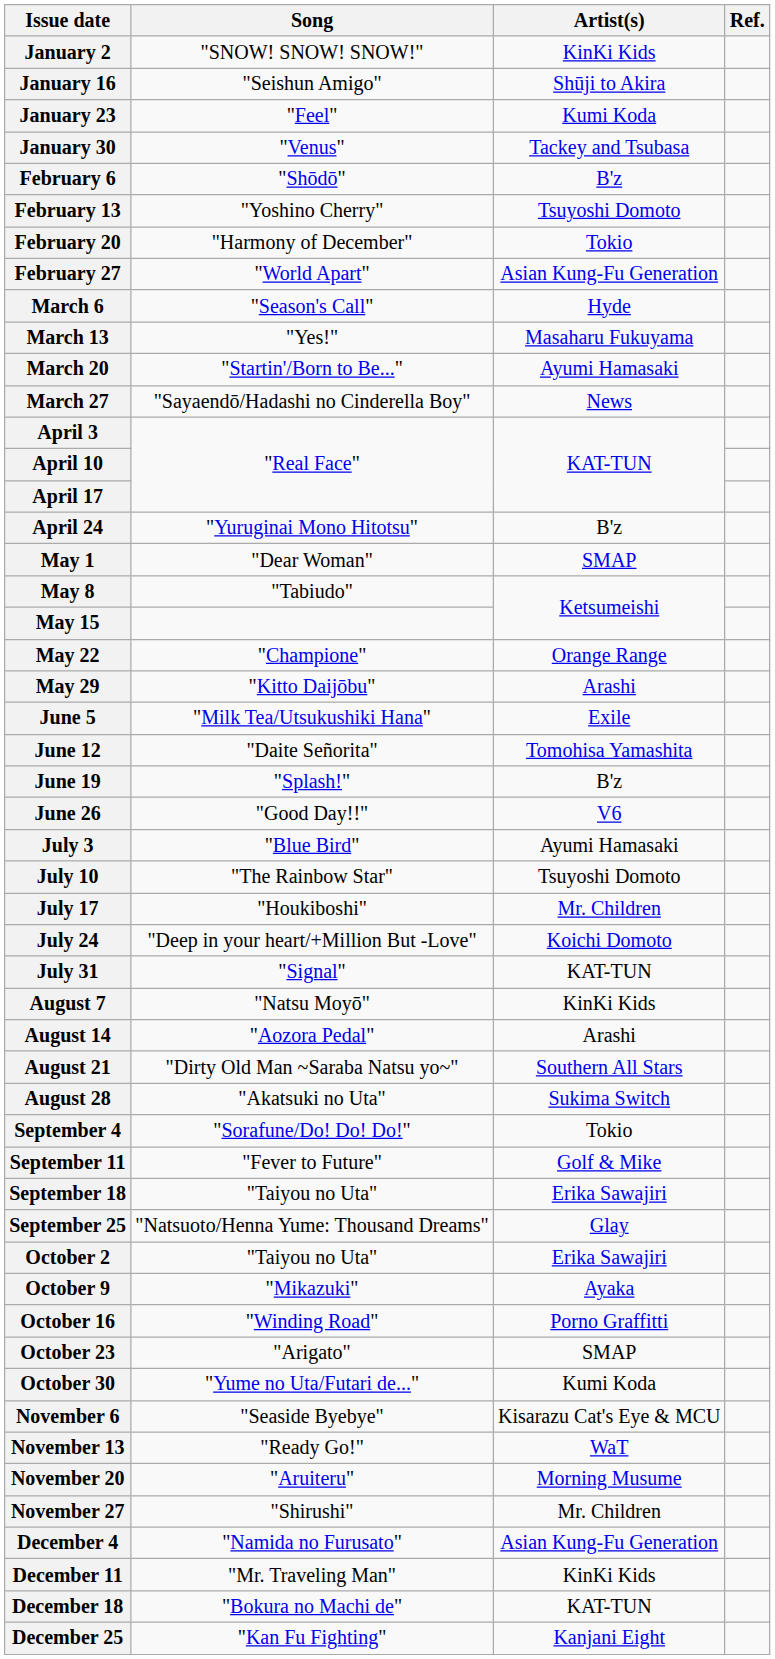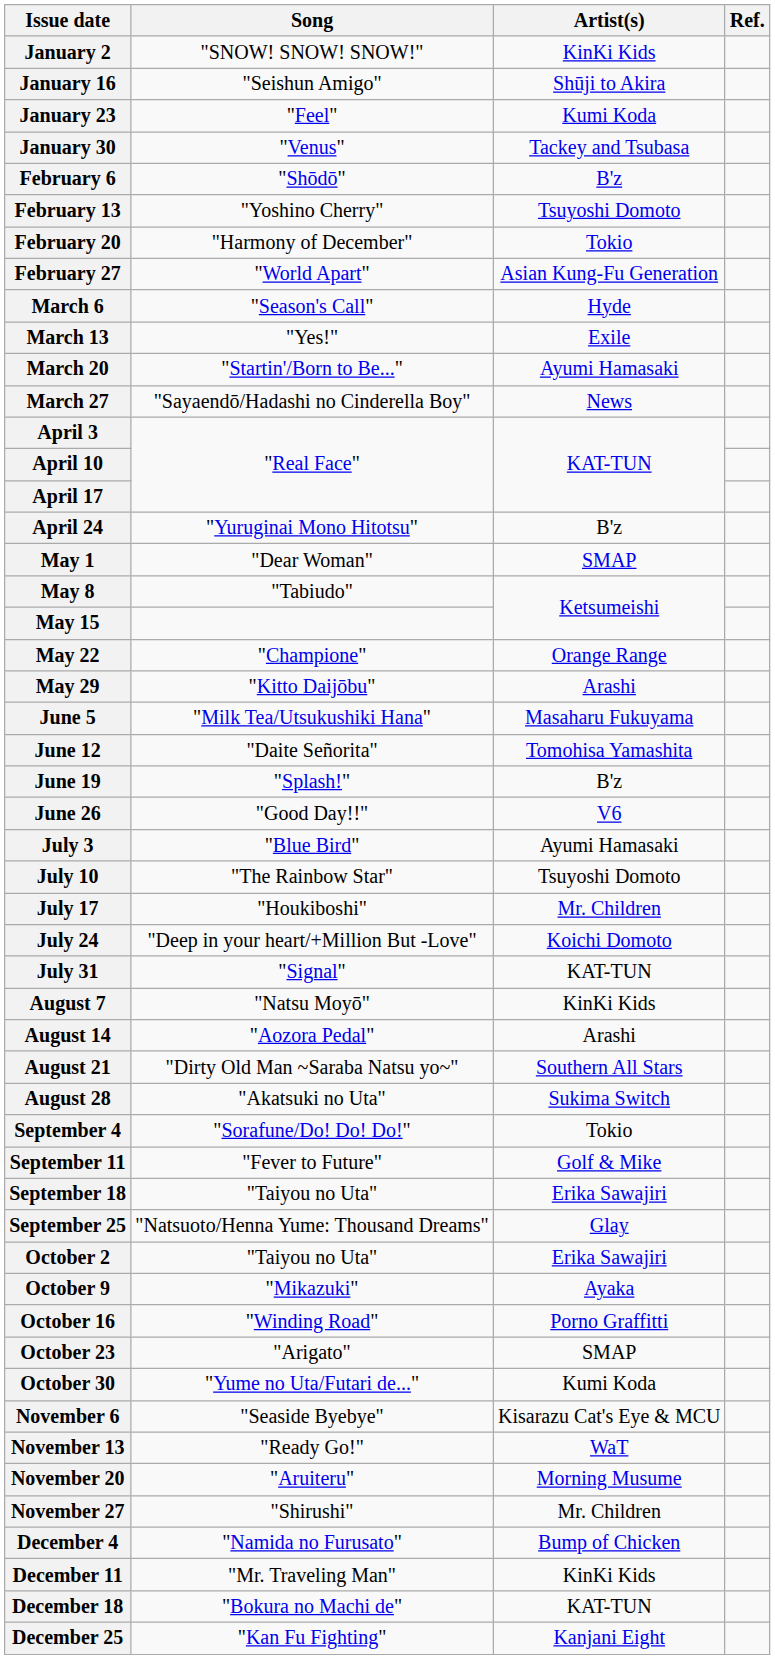(609, 337) Masaharu Fukuyama -> (609, 337) Exile
(609, 718) Exile -> (609, 718) Masaharu Fukuyama
(609, 1542) Asian Kung-Fu Generation -> (609, 1542) Bump of Chicken
